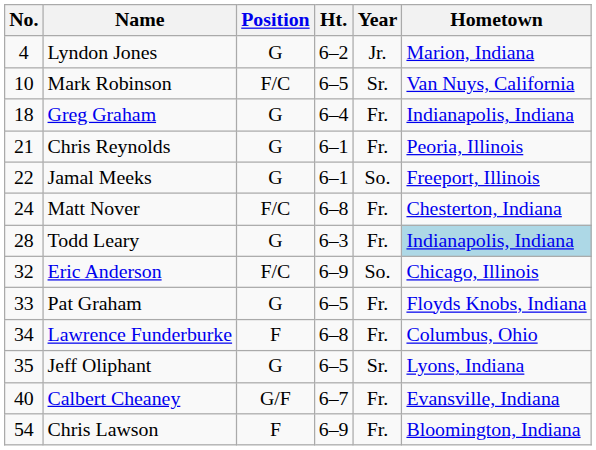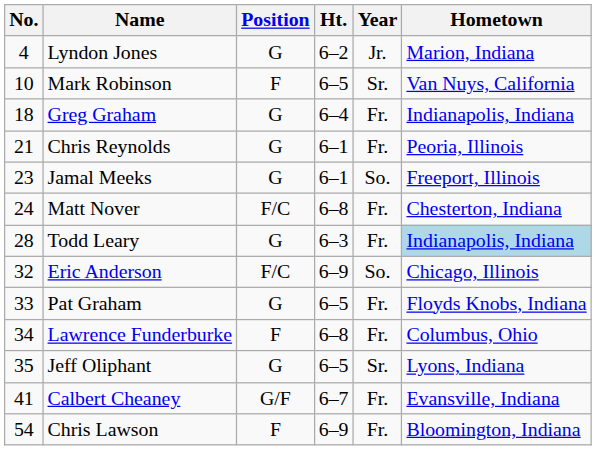(275, 83) F/C -> (275, 83) F
(24, 177) 22 -> (24, 177) 23
(24, 397) 40 -> (24, 397) 41
